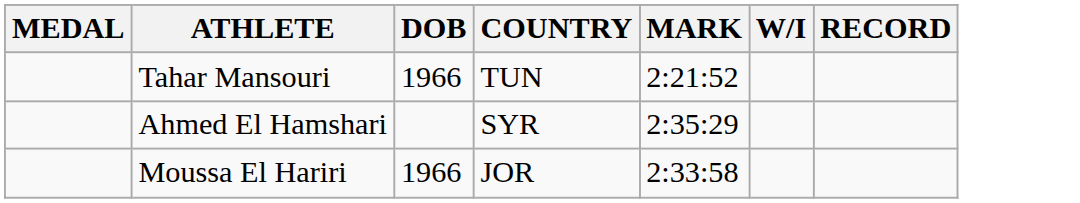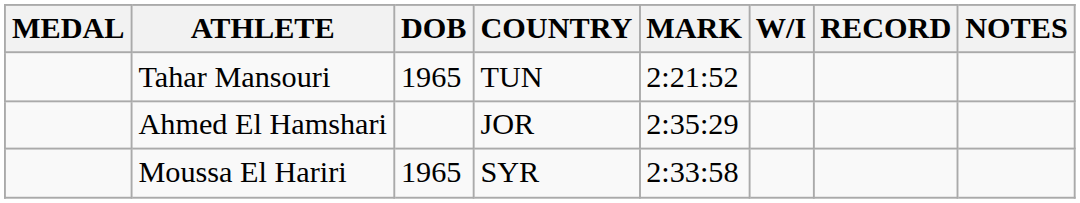+ column: (1016, 28)
(431, 76) 1966 -> (431, 76) 1965
(510, 124) SYR -> (507, 124) JOR
(431, 172) 1966 -> (431, 172) 1965
(507, 172) JOR -> (510, 172) SYR
